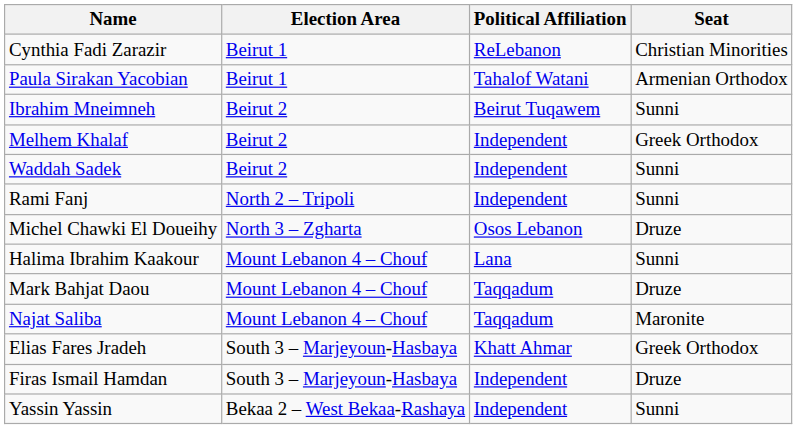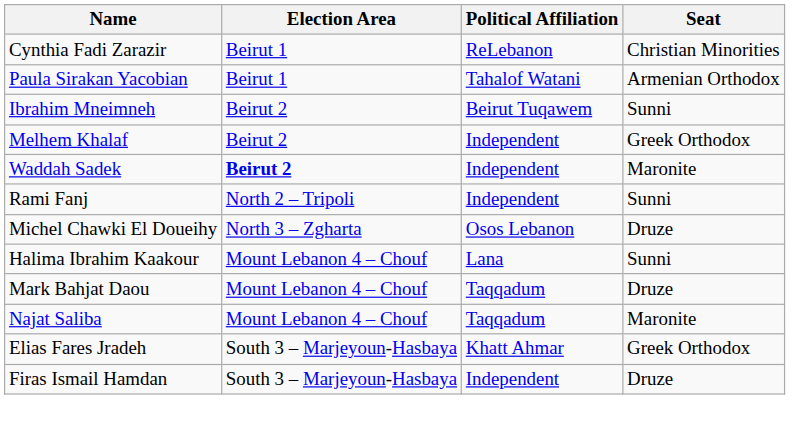(257, 169) normal -> (259, 169) bold
(657, 169) Sunni -> (662, 169) Maronite
- row: (60, 408)
